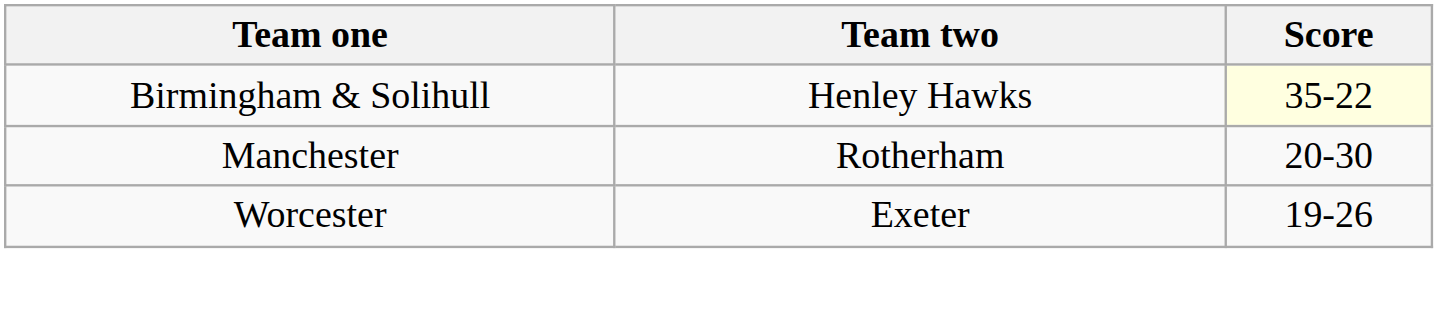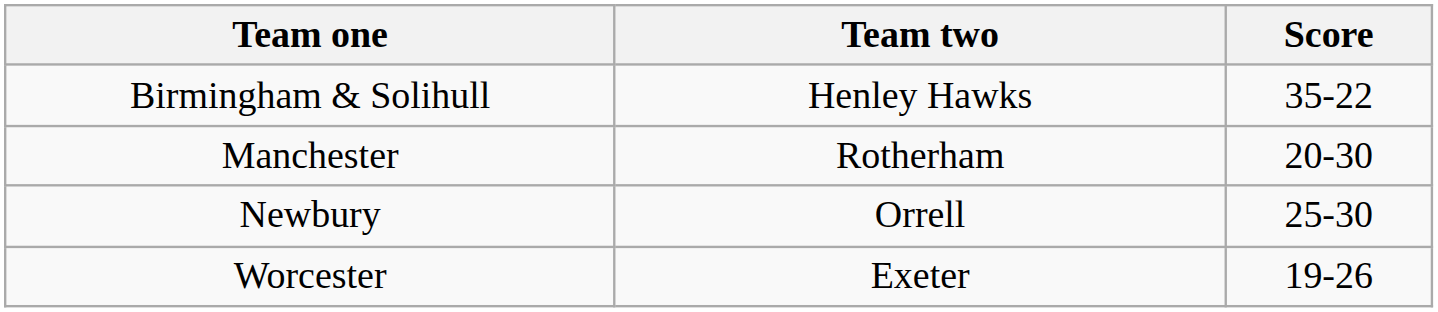(1329, 94) lightyellow background -> (1329, 94) no background
+ row: (310, 214)
